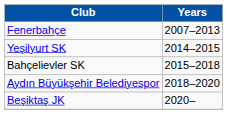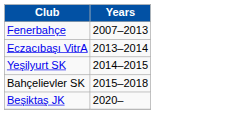+ row: (47, 48)
- row: (83, 83)
